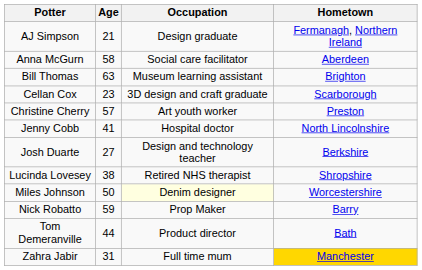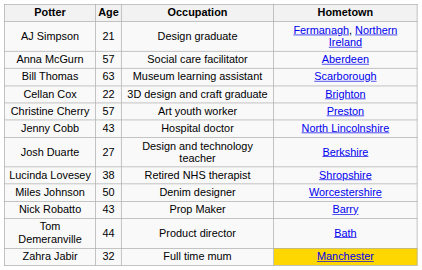(109, 59) 58 -> (109, 59) 57
(345, 77) Brighton -> (345, 77) Scarborough
(109, 94) 23 -> (109, 94) 22
(345, 94) Scarborough -> (345, 94) Brighton
(109, 128) 41 -> (109, 128) 43
(198, 192) lightyellow background -> (198, 192) no background
(109, 210) 59 -> (109, 210) 43
(109, 256) 31 -> (109, 256) 32
